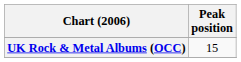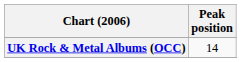(212, 47) 15 -> (212, 47) 14
